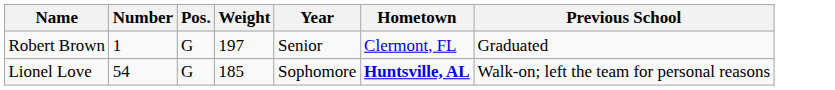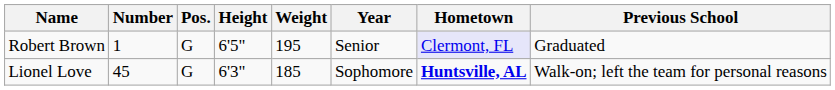+ column: (243, 17)
(231, 44) 197 -> (288, 44) 195
(410, 44) no background -> (467, 44) lavender background
(121, 71) 54 -> (121, 71) 45
